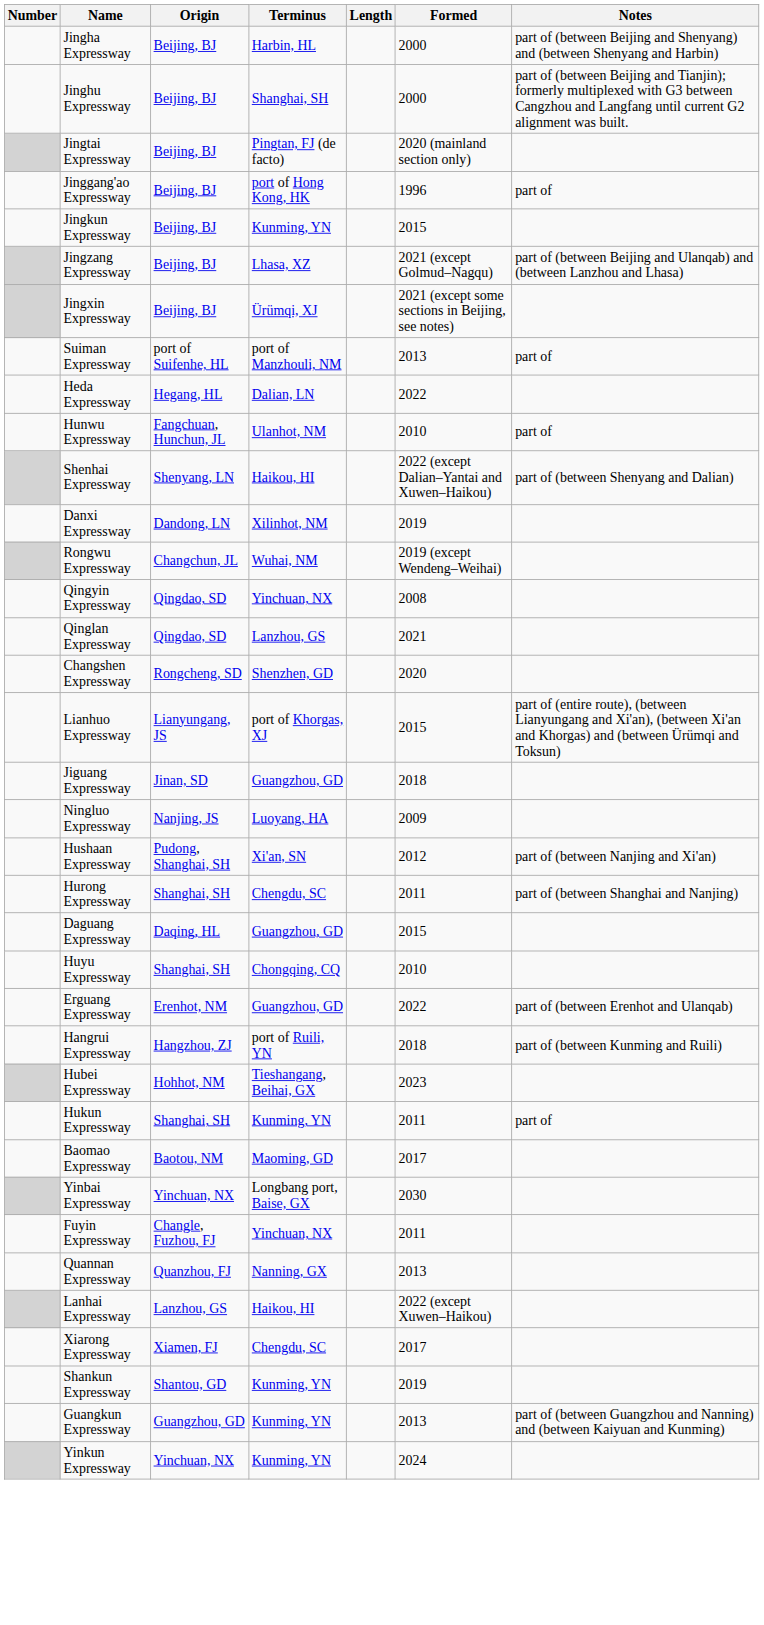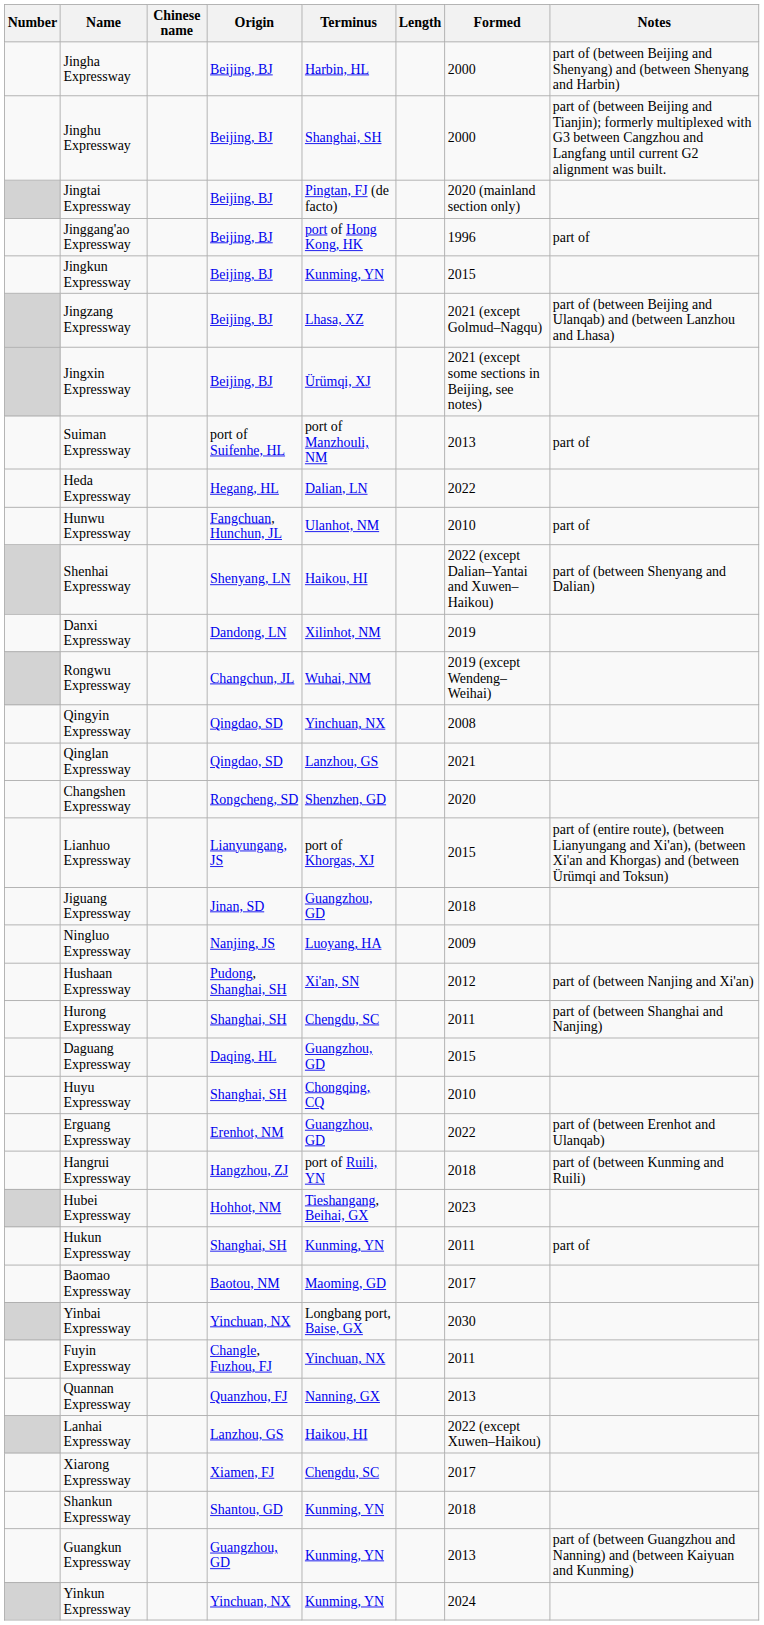+ column: (177, 23)
(412, 1384) 2019 -> (462, 1509) 2018
